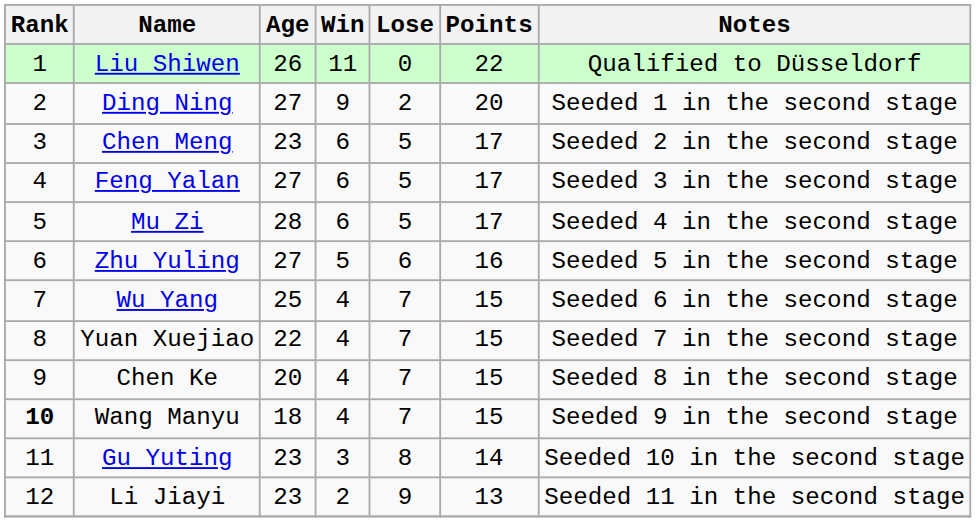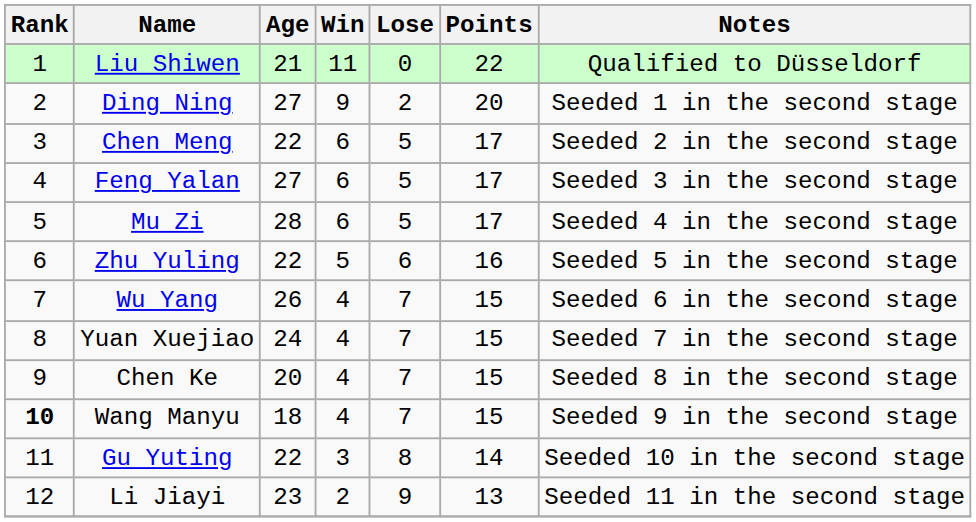(288, 64) 26 -> (288, 64) 21
(288, 143) 23 -> (288, 143) 22
(288, 261) 27 -> (288, 261) 22
(288, 300) 25 -> (288, 300) 26
(288, 340) 22 -> (288, 340) 24
(288, 458) 23 -> (288, 458) 22
